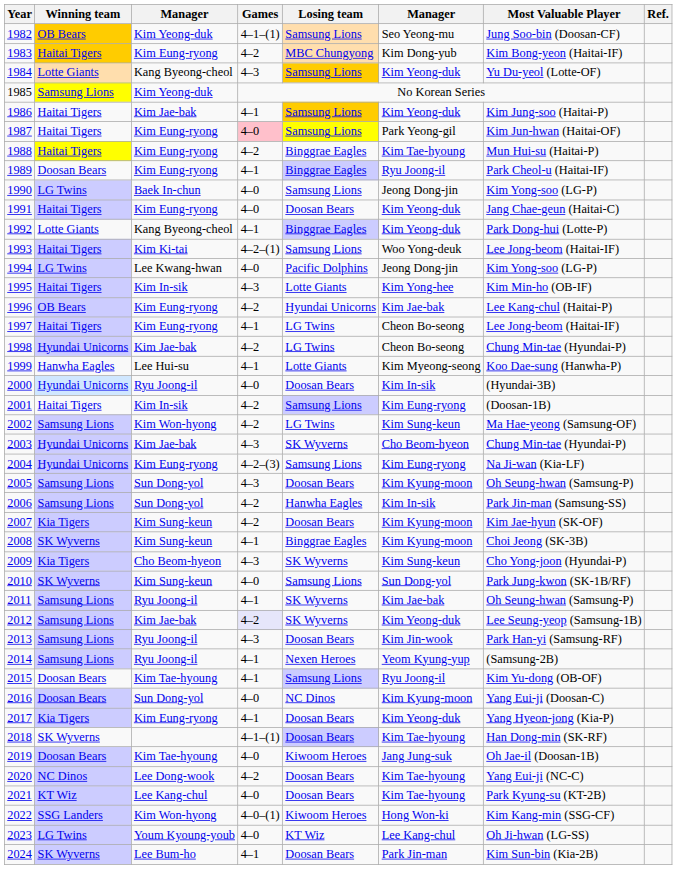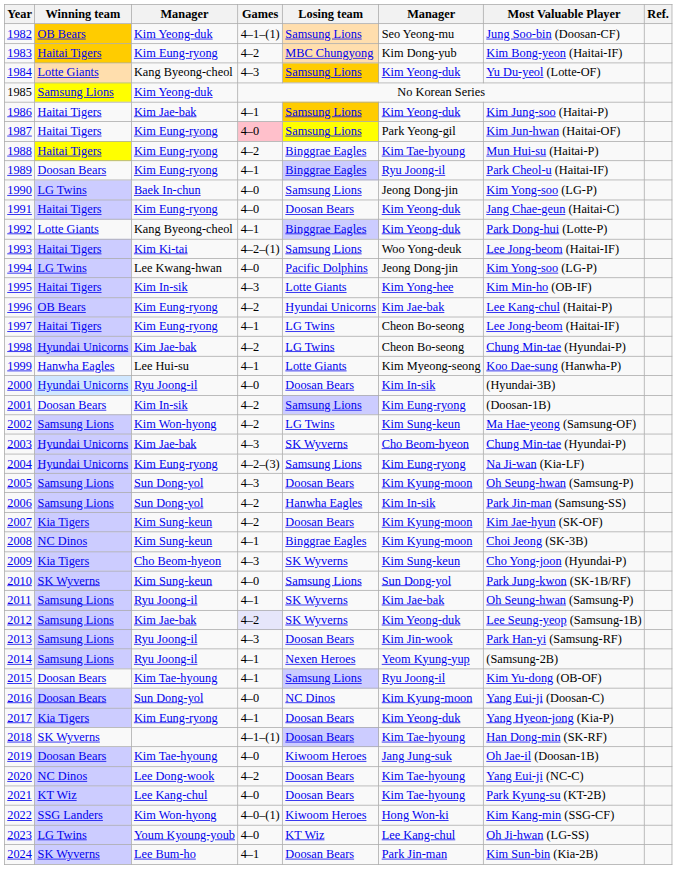(70, 405) Haitai Tigers -> (72, 405) Doosan Bears
(69, 541) SK Wyverns -> (62, 541) NC Dinos
